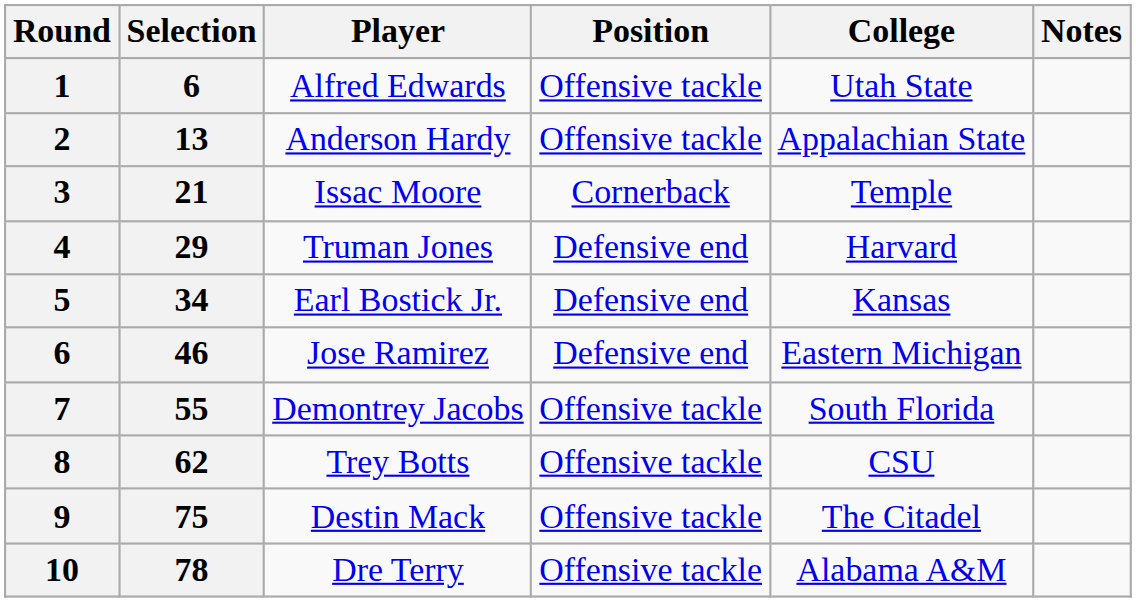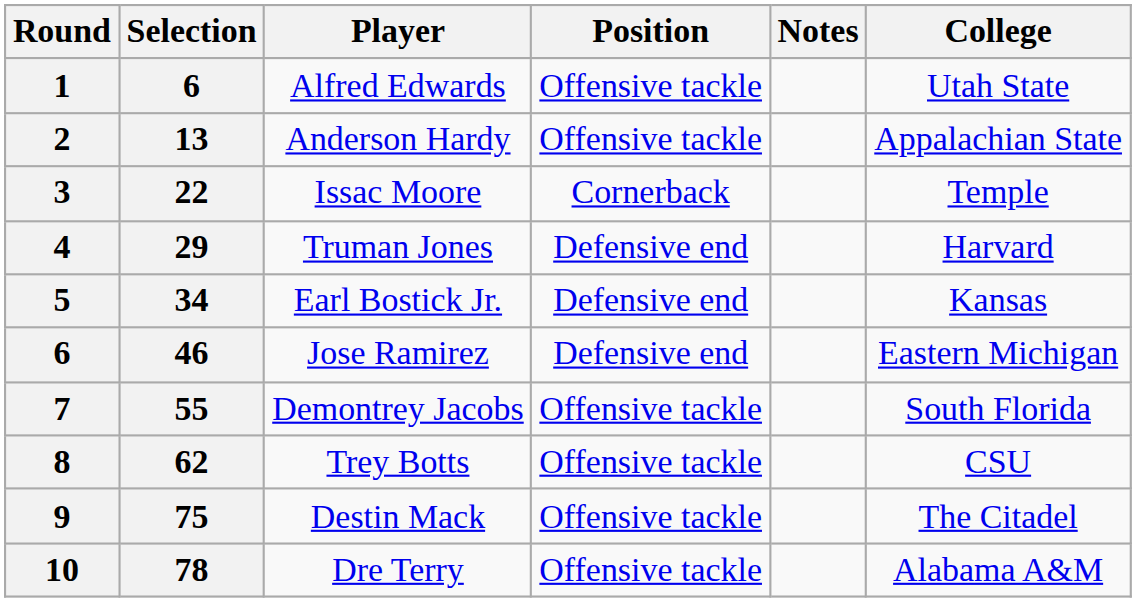columns swapped: (901, 31) <-> (1081, 31)
(192, 192) 21 -> (192, 192) 22
